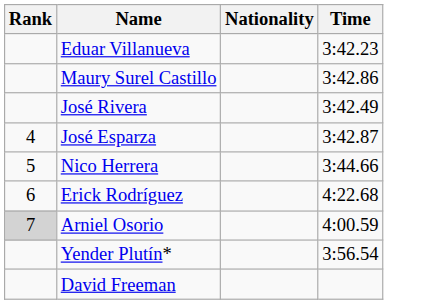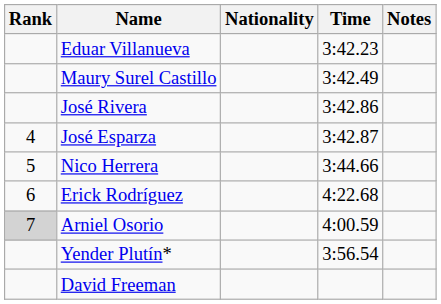+ column: (409, 19)
(350, 78) 3:42.86 -> (350, 78) 3:42.49
(350, 107) 3:42.49 -> (350, 107) 3:42.86
